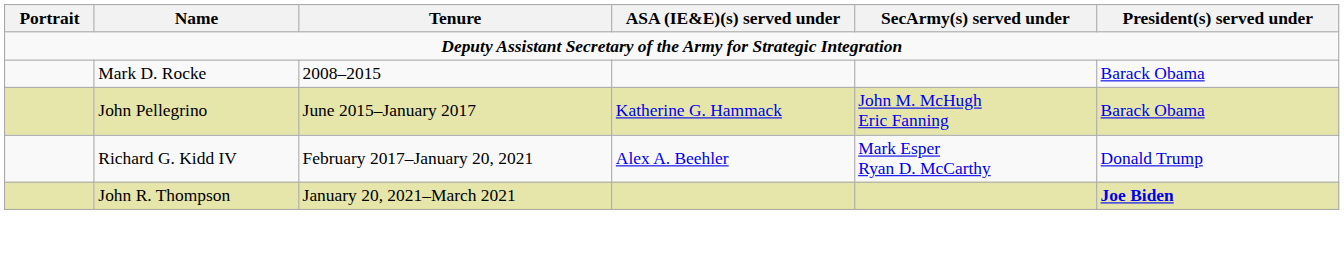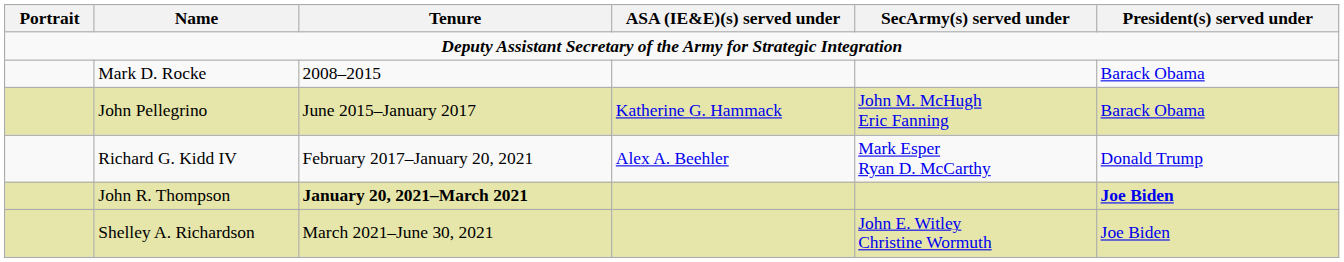(409, 195) normal -> (415, 195) bold
+ row: (177, 233)
